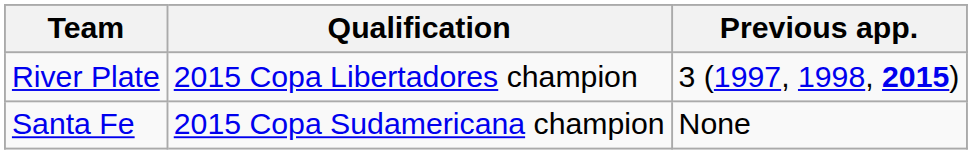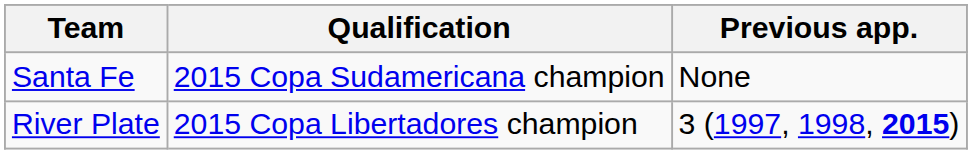rows swapped: (86, 76) <-> (73, 124)
